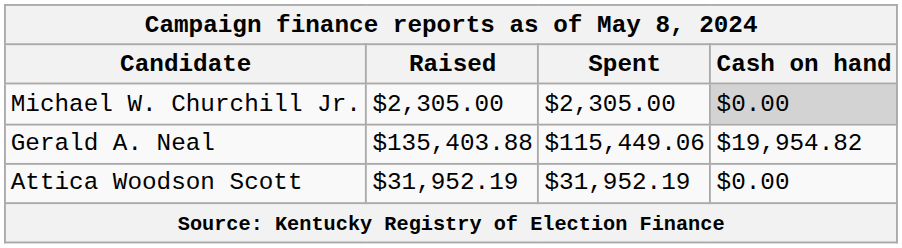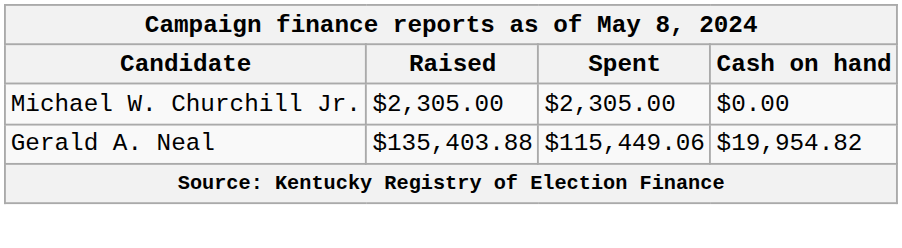(753, 104) lightgrey background -> (753, 104) no background
- row: (157, 183)
